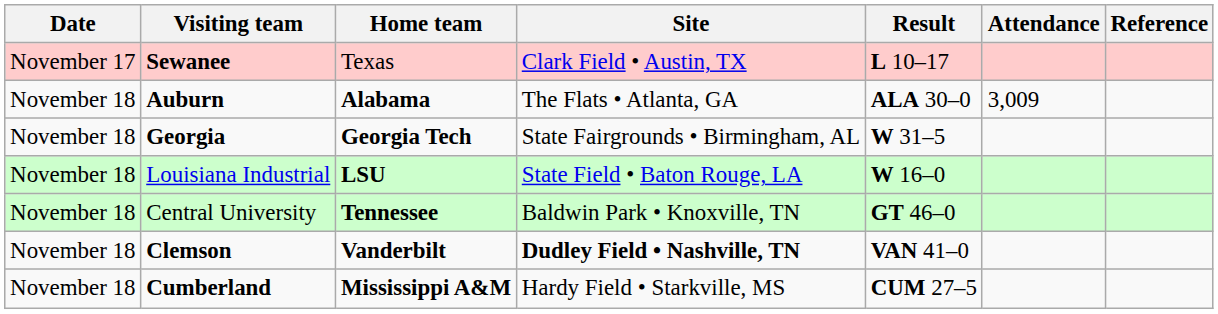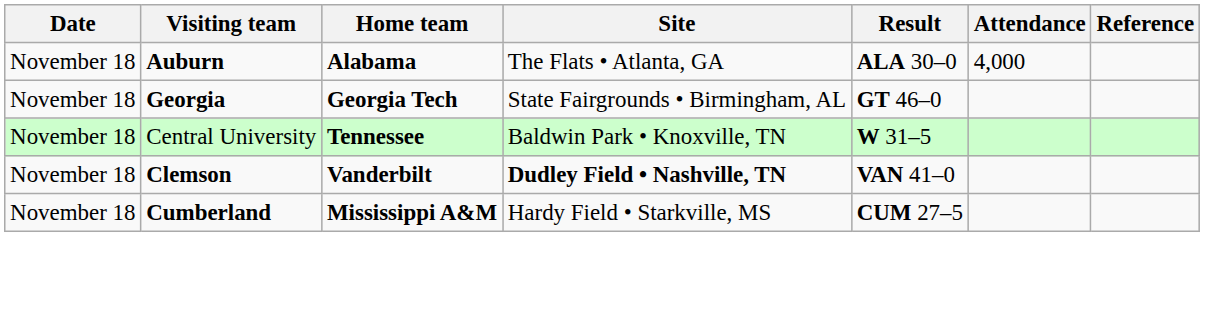- row: (188, 61)
(1013, 99) 3,009 -> (999, 61) 4,000
(908, 137) W 31–5 -> (899, 99) GT 46–0
- row: (238, 174)
(913, 212) GT 46–0 -> (894, 137) W 31–5
